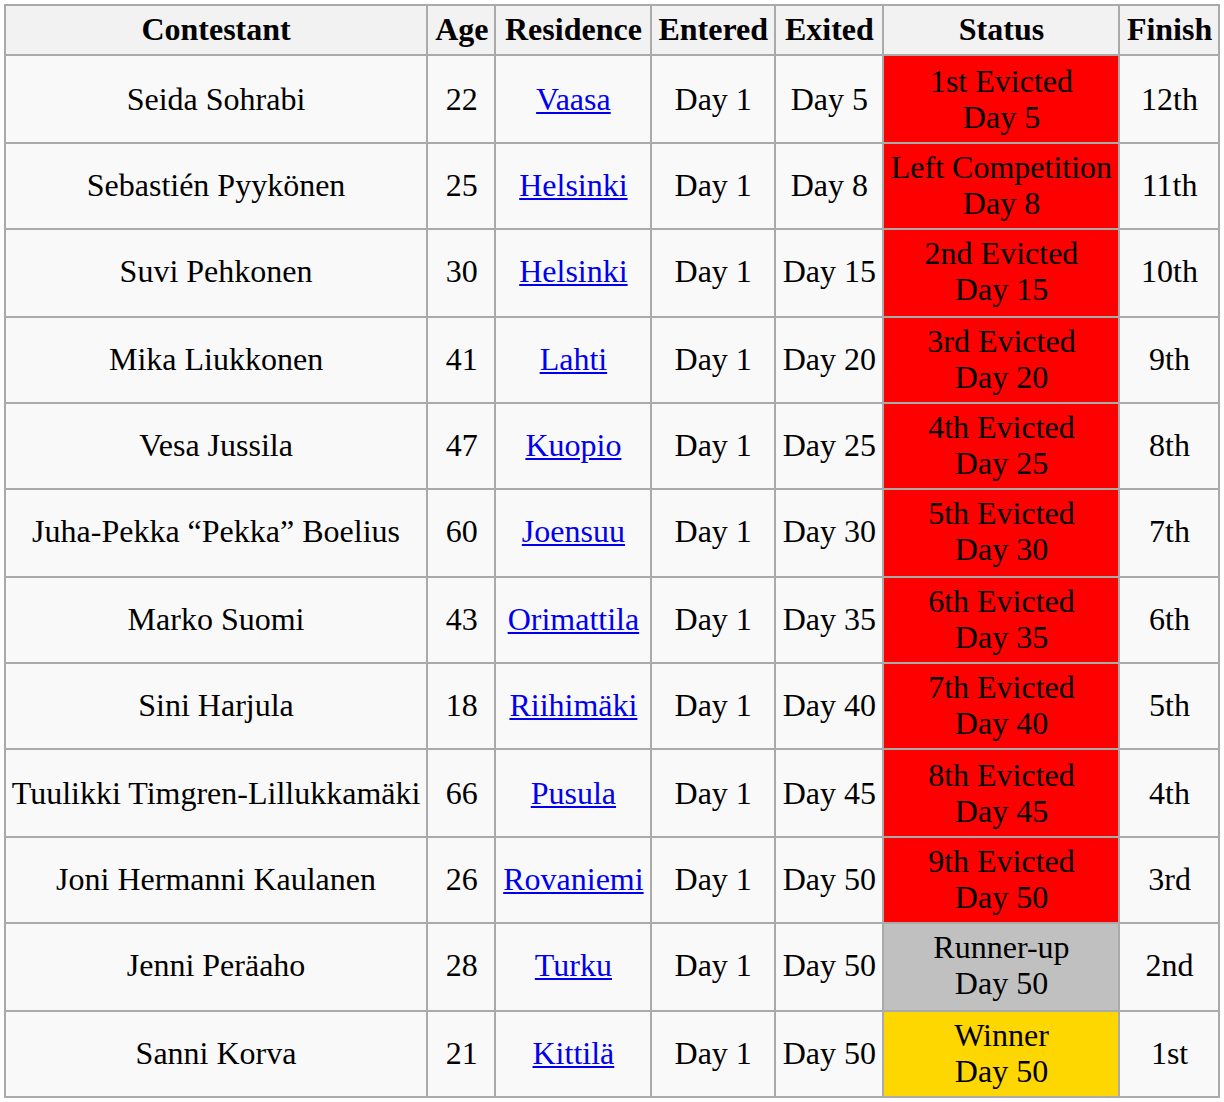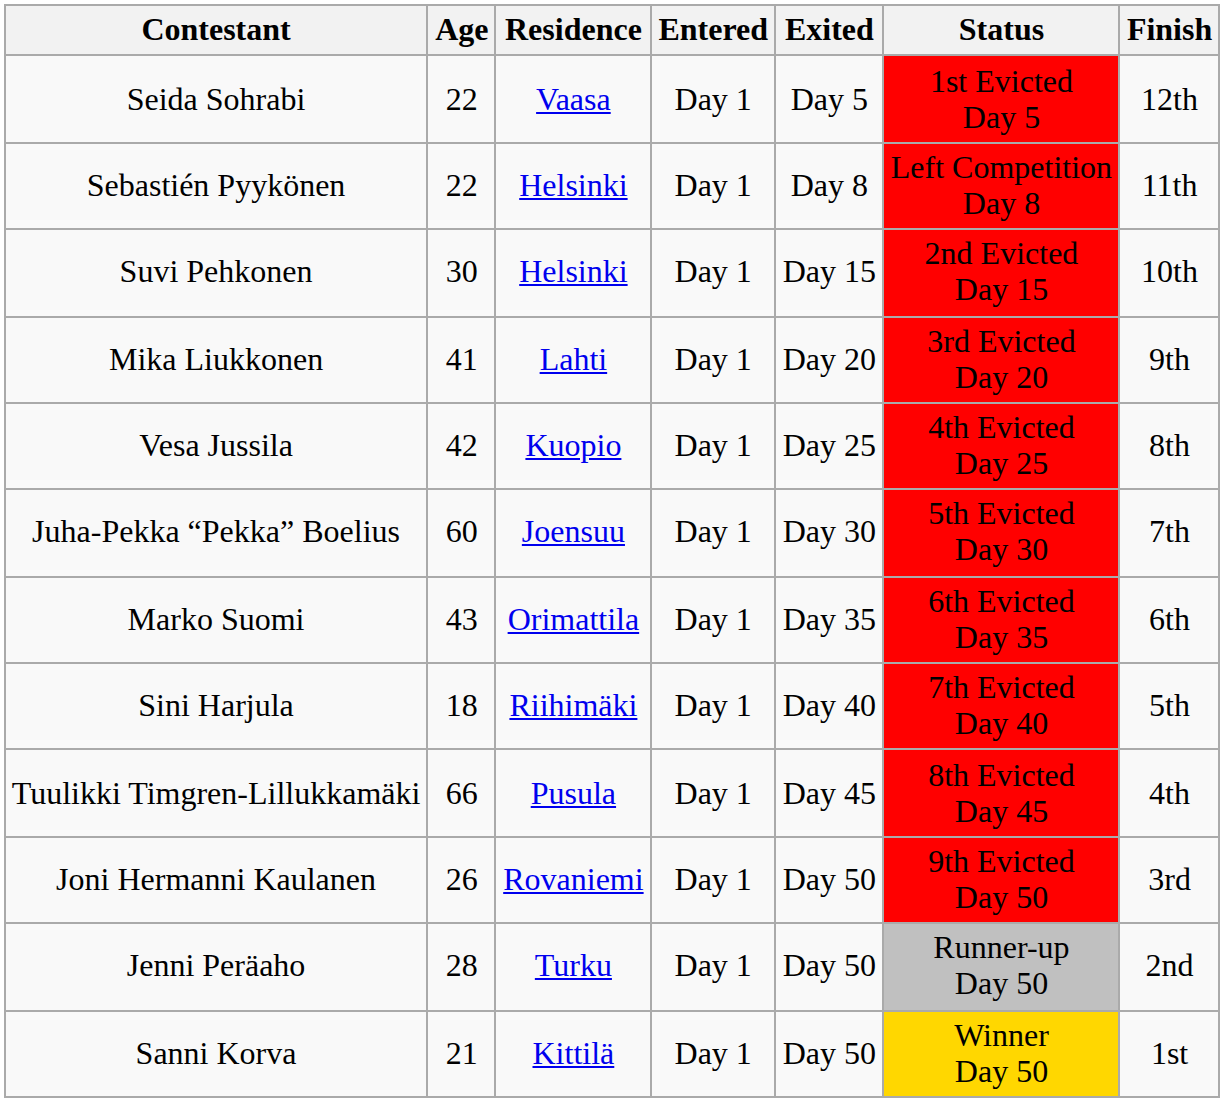(462, 185) 25 -> (462, 185) 22
(462, 445) 47 -> (462, 445) 42
